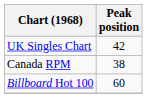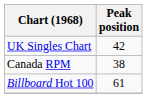(119, 83) 60 -> (119, 83) 61
